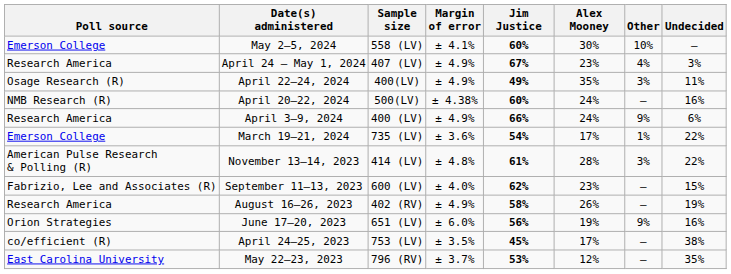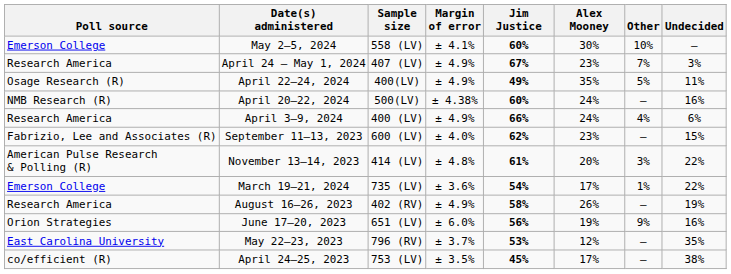(643, 63) 4% -> (643, 63) 7%
(643, 81) 3% -> (643, 81) 5%
(643, 118) 9% -> (643, 118) 4%
rows swapped: (294, 136) <-> (294, 186)
(589, 161) 28% -> (589, 161) 20%
rows swapped: (294, 259) <-> (294, 240)
